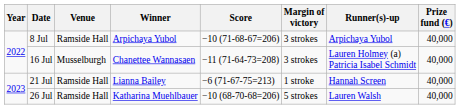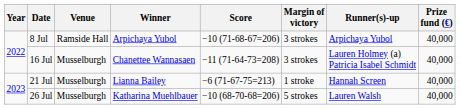(83, 81) Ramside Hall -> (81, 81) Musselburgh
(83, 96) Ramside Hall -> (81, 96) Musselburgh
